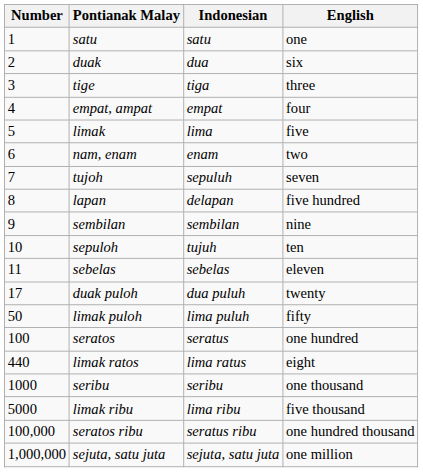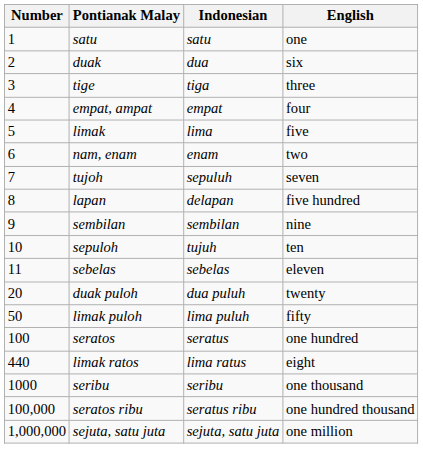(15, 293) 17 -> (15, 293) 20
- row: (103, 408)
